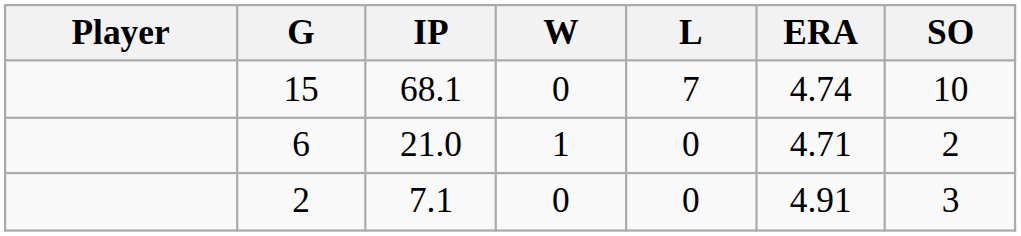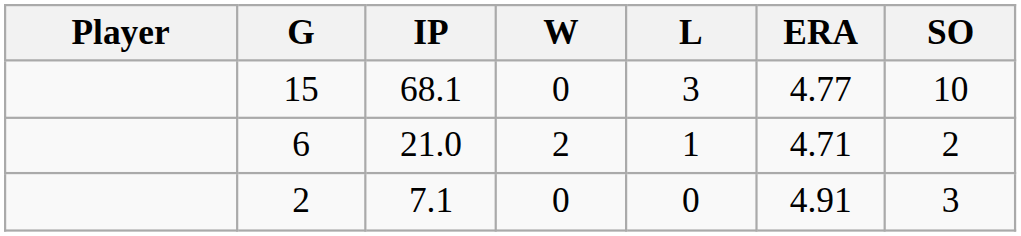(691, 88) 7 -> (691, 88) 3
(821, 88) 4.74 -> (821, 88) 4.77
(561, 144) 1 -> (561, 144) 2
(691, 144) 0 -> (691, 144) 1
